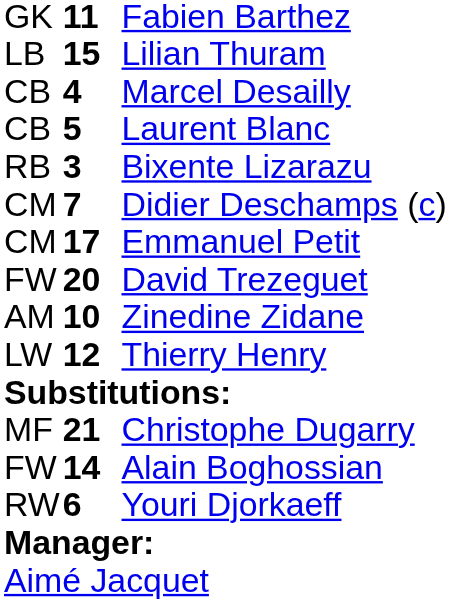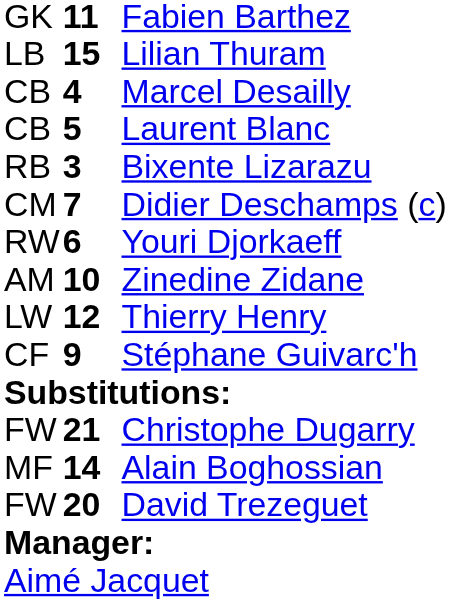- row: (241, 241)
rows swapped: (231, 505) <-> (245, 279)
+ row: (269, 354)
(28, 429) MF -> (30, 429) FW
(30, 467) FW -> (28, 467) MF
